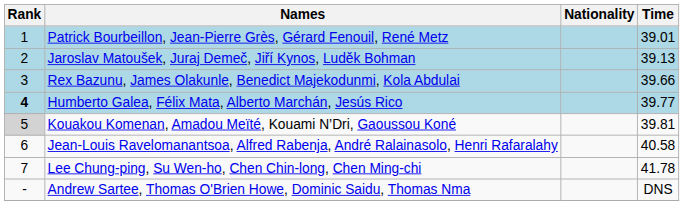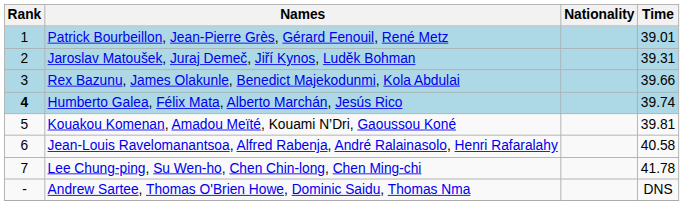(658, 59) 39.13 -> (658, 59) 39.31
(658, 102) 39.77 -> (658, 102) 39.74
(24, 124) lightgrey background -> (24, 124) no background
